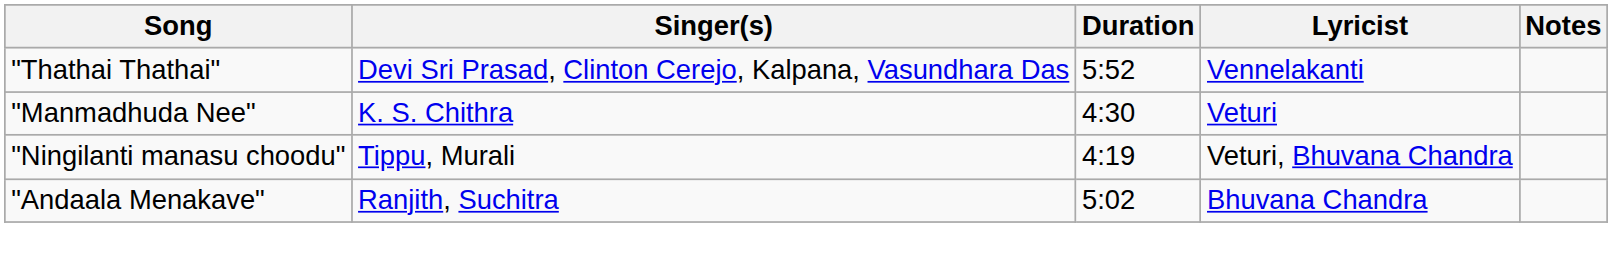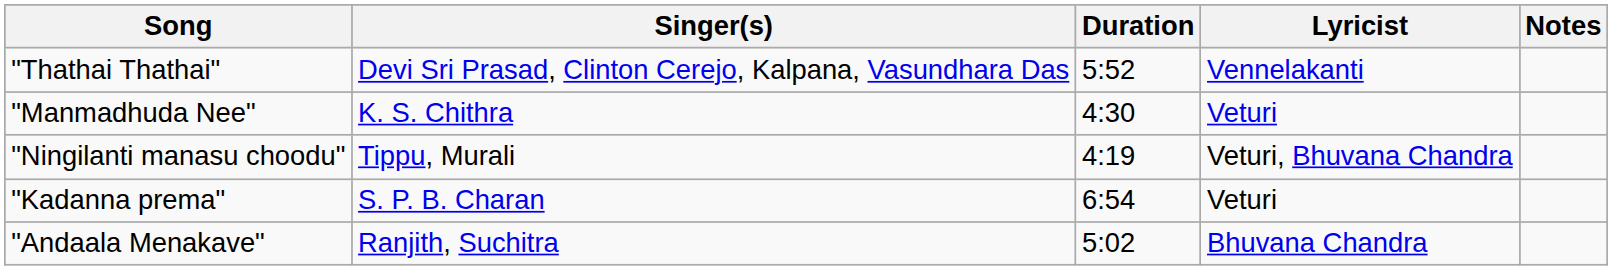+ row: (118, 199)
